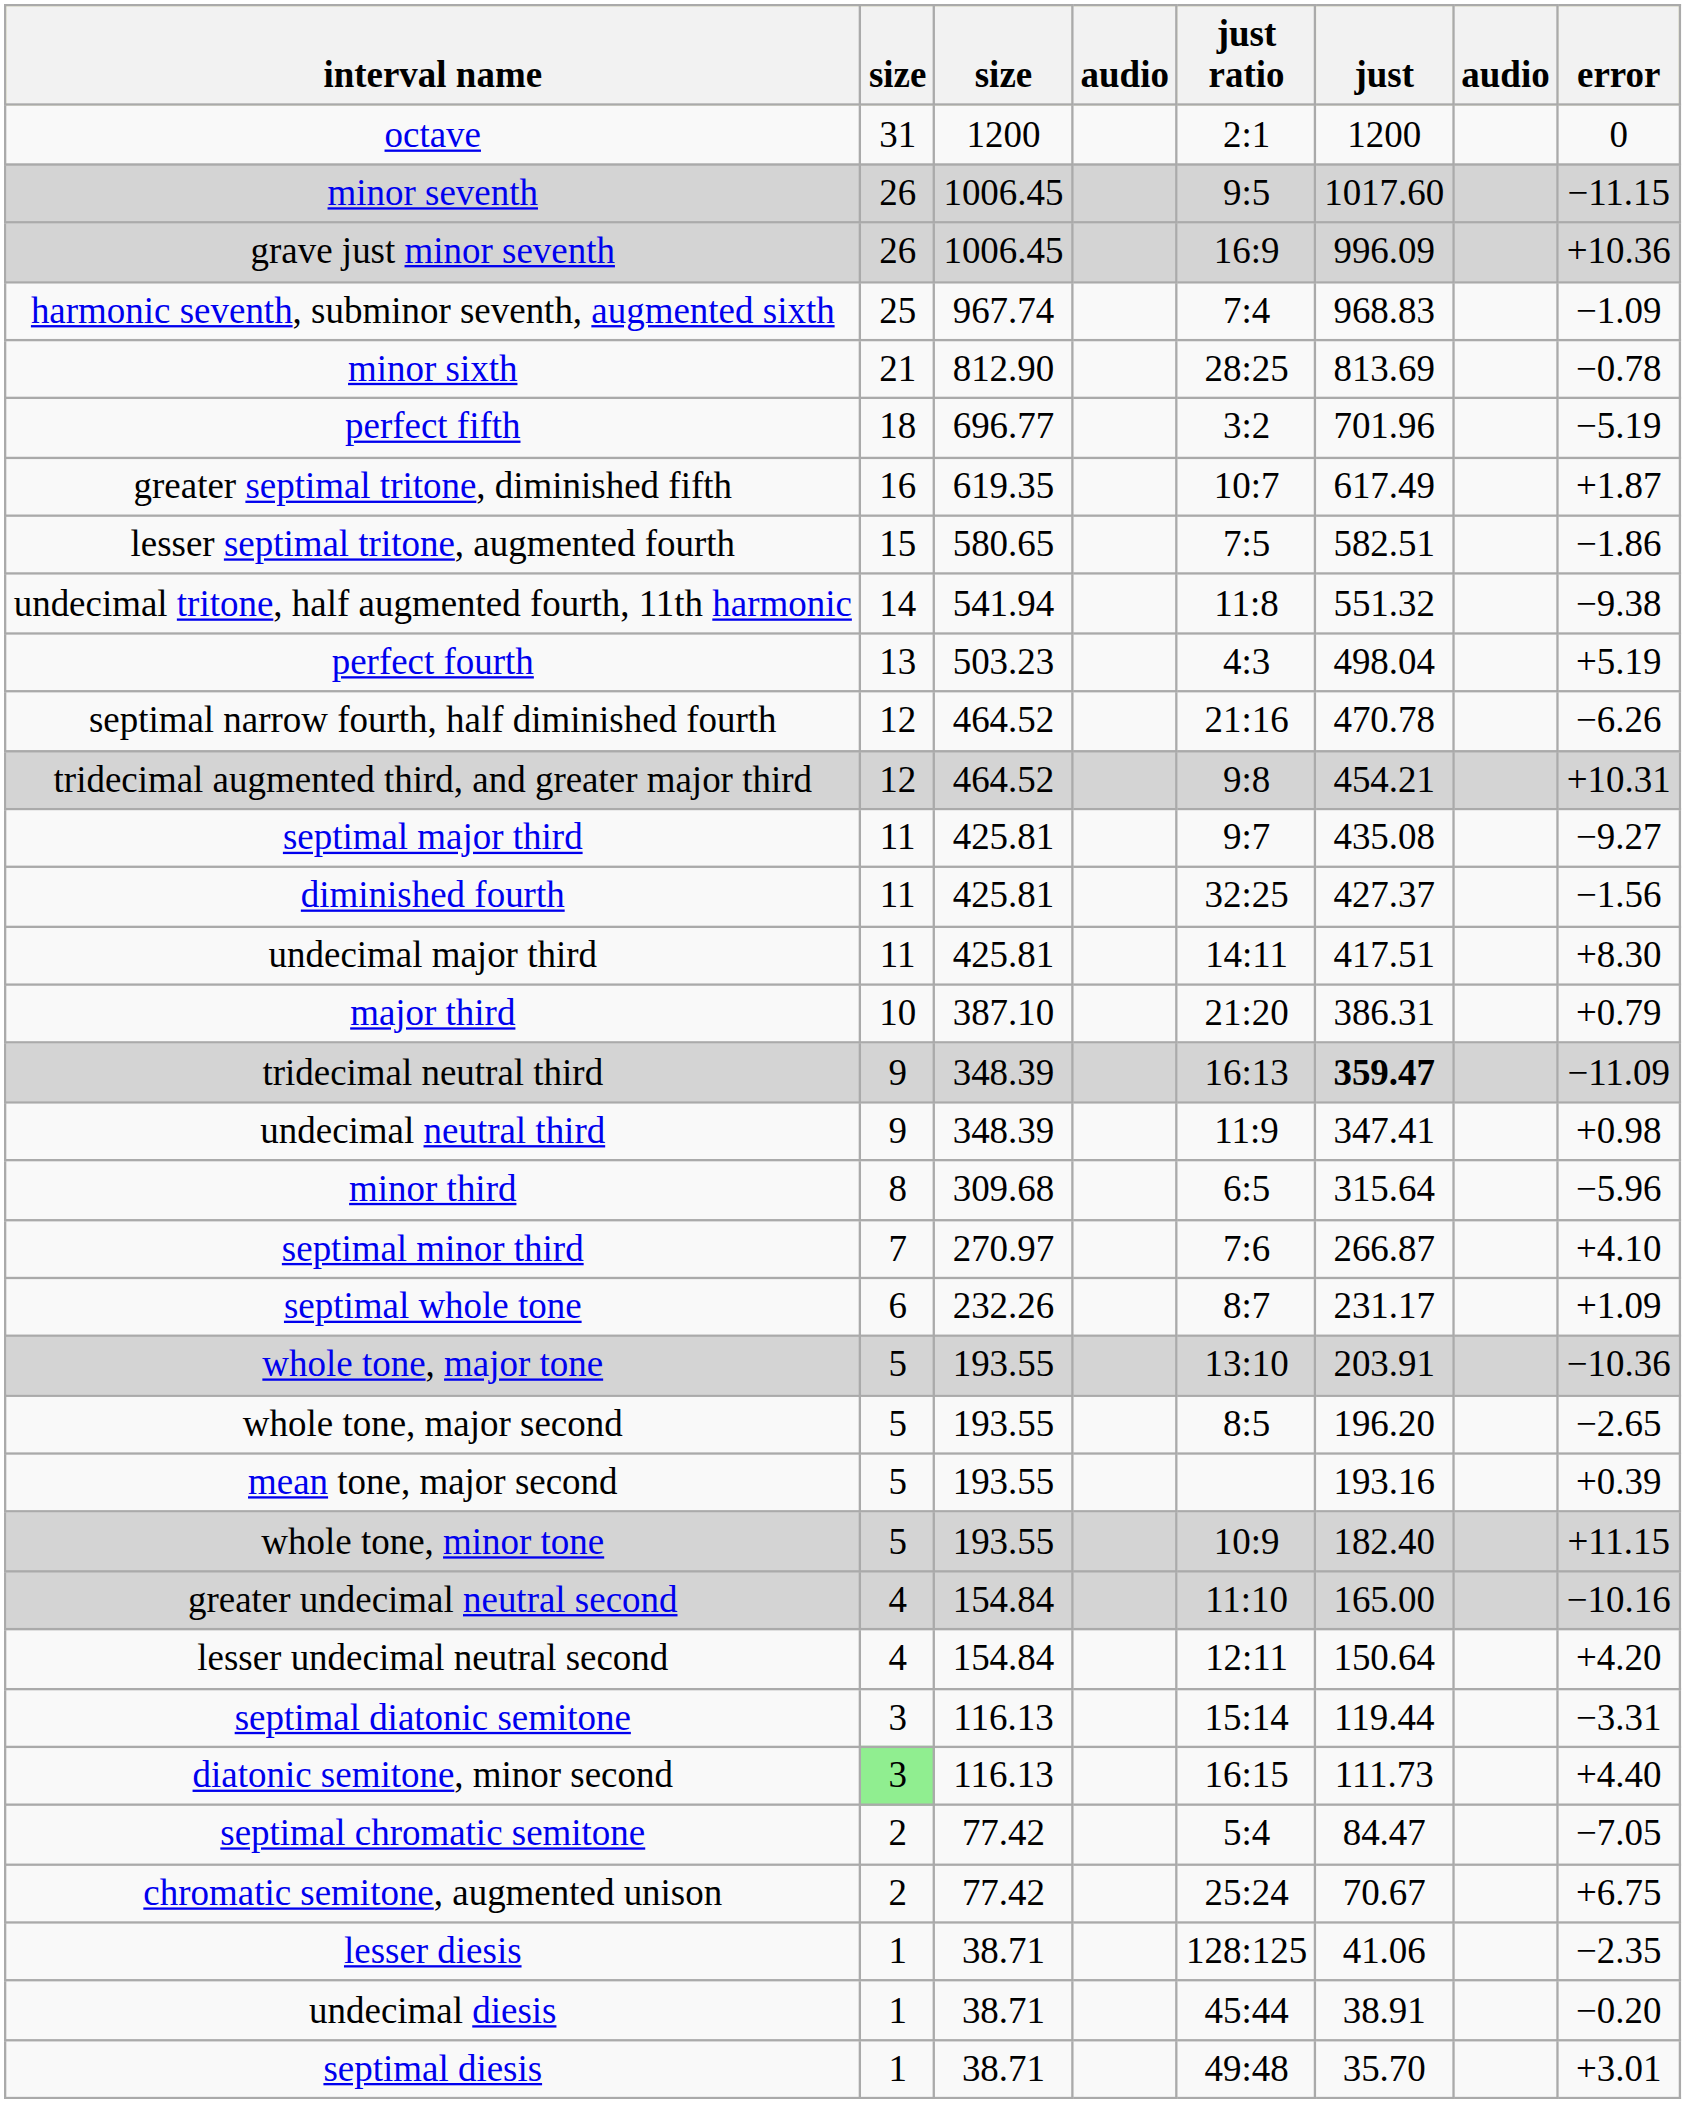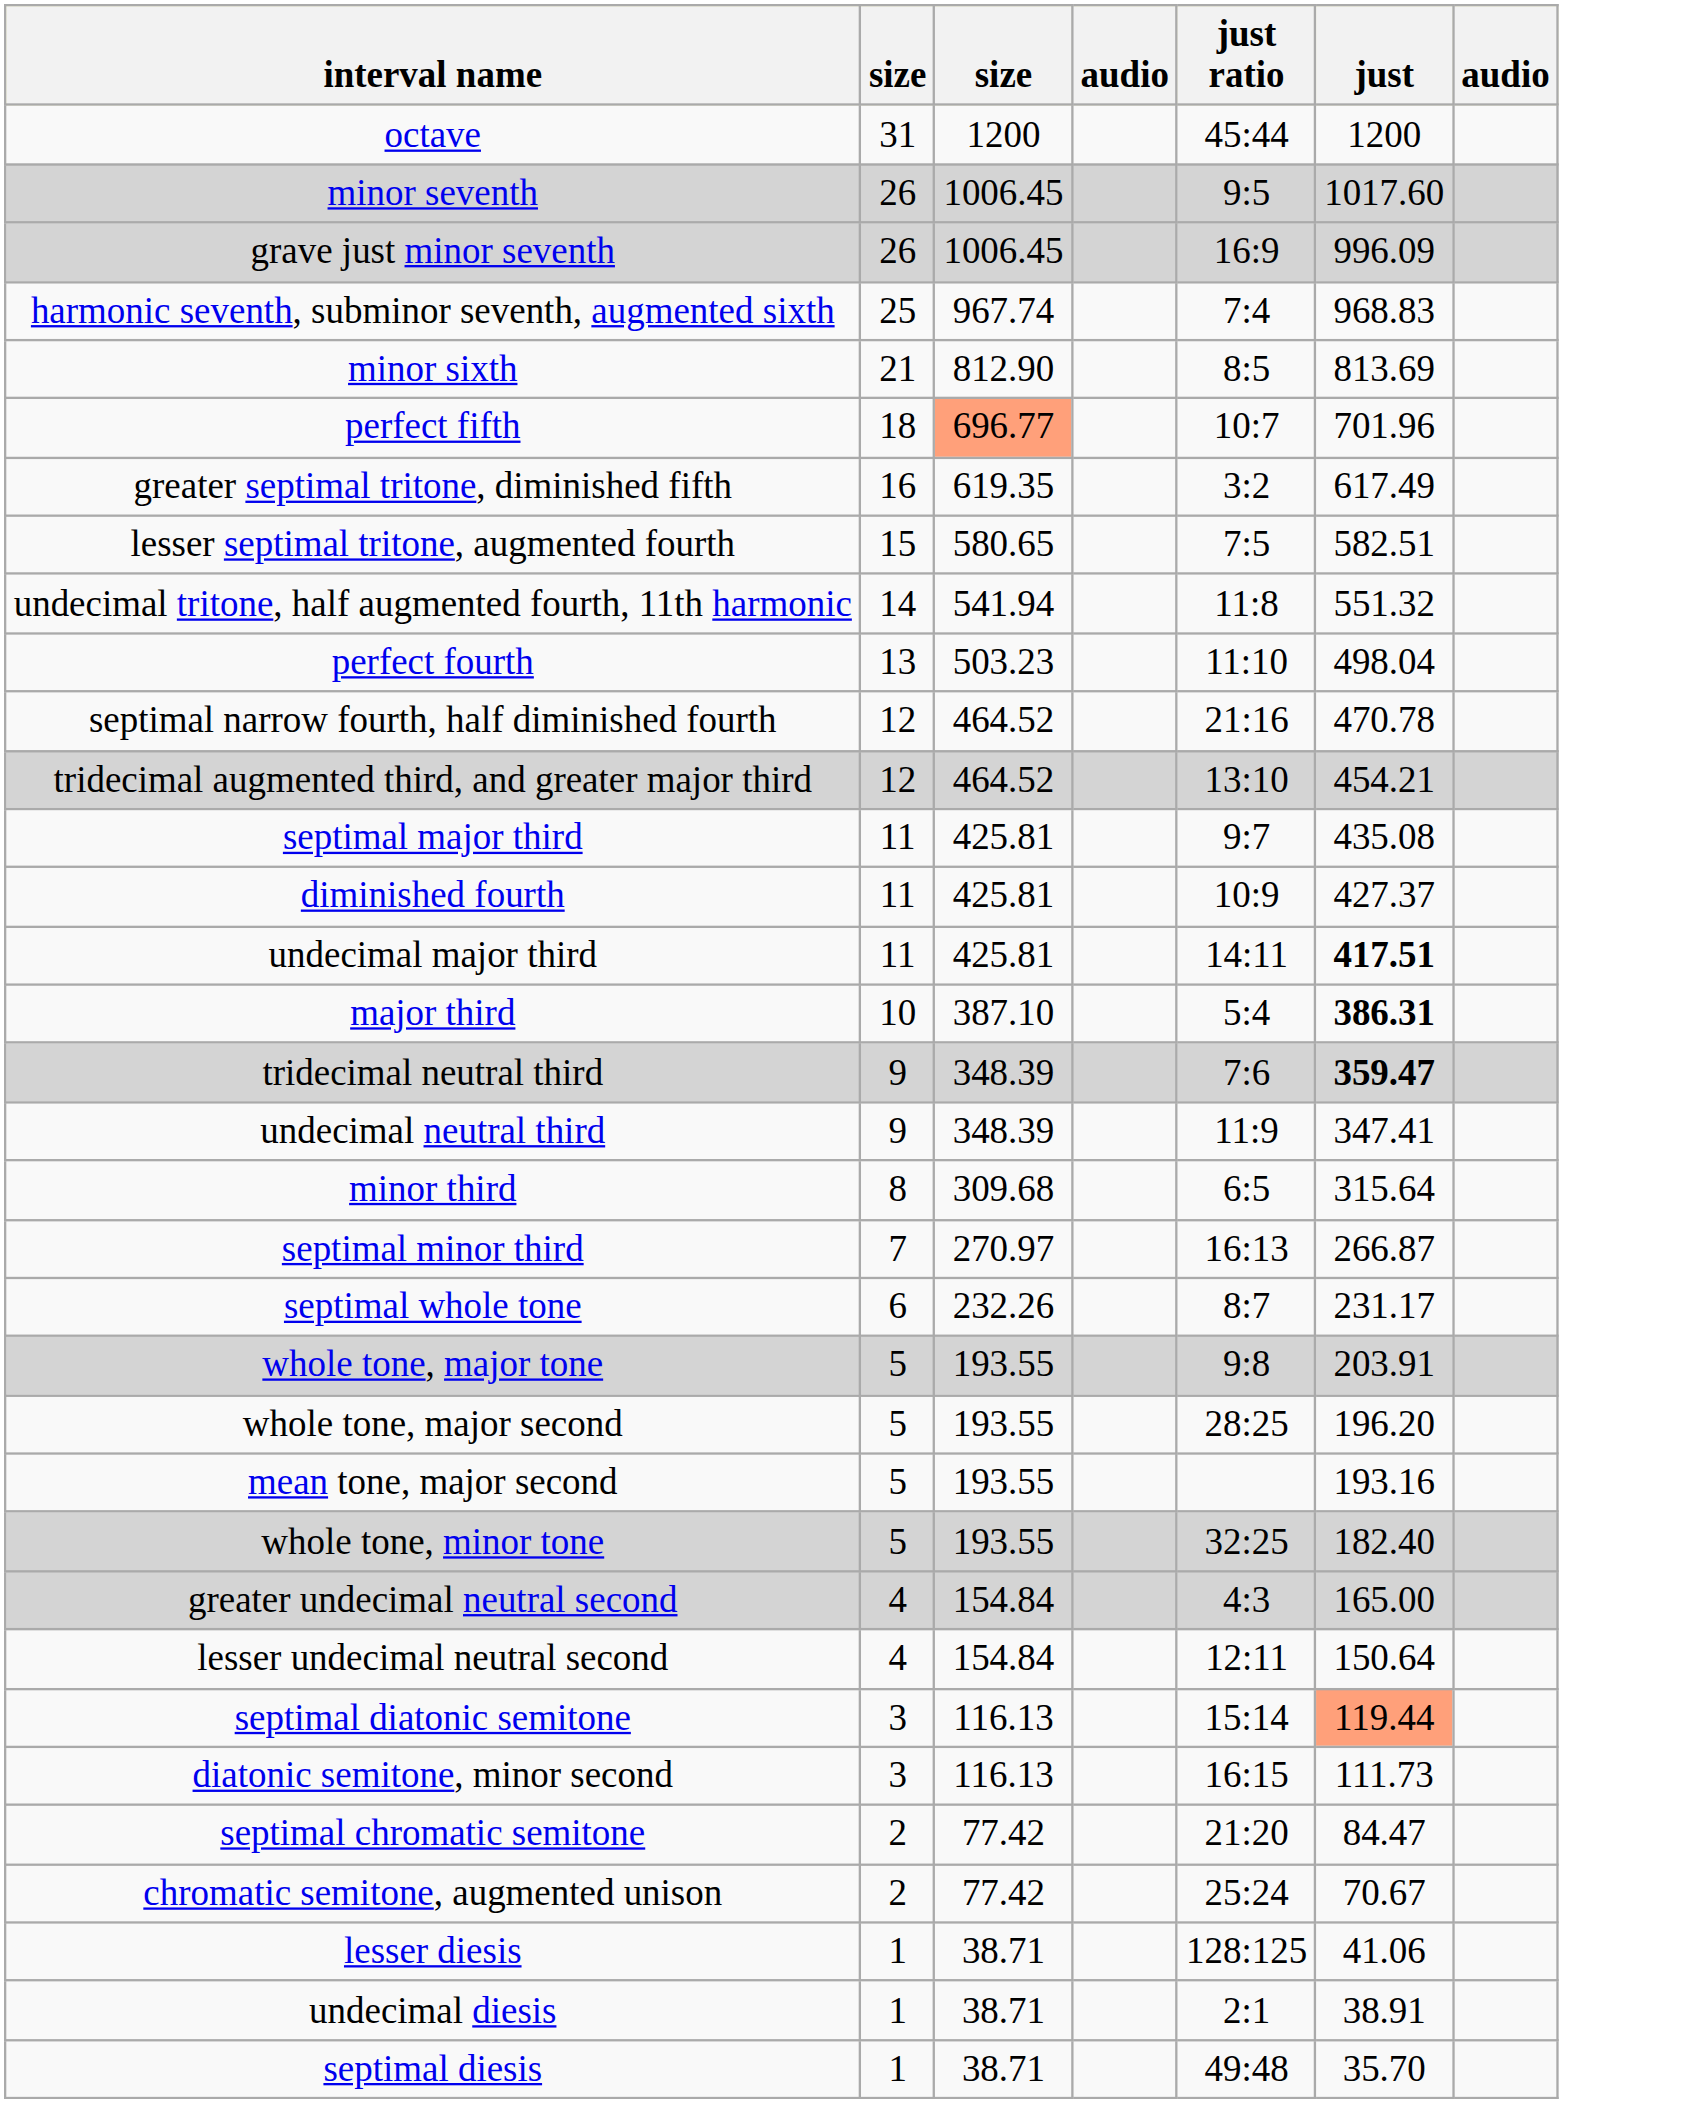- column: (1619, 75)
(1247, 134) 2:1 -> (1247, 134) 45:44
(1247, 368) 28:25 -> (1247, 368) 8:5
(1003, 427) no background -> (1003, 427) lightsalmon background
(1247, 427) 3:2 -> (1247, 427) 10:7
(1247, 485) 10:7 -> (1247, 485) 3:2
(1247, 661) 4:3 -> (1247, 661) 11:10
(1247, 778) 9:8 -> (1247, 778) 13:10
(1247, 896) 32:25 -> (1247, 896) 10:9
(1384, 954) normal -> (1384, 954) bold
(1247, 1013) 21:20 -> (1247, 1013) 5:4
(1384, 1013) normal -> (1384, 1013) bold
(1247, 1071) 16:13 -> (1247, 1071) 7:6
(1247, 1247) 7:6 -> (1247, 1247) 16:13
(1247, 1364) 13:10 -> (1247, 1364) 9:8
(1247, 1423) 8:5 -> (1247, 1423) 28:25
(1247, 1540) 10:9 -> (1247, 1540) 32:25
(1247, 1599) 11:10 -> (1247, 1599) 4:3
(1384, 1716) no background -> (1384, 1716) lightsalmon background
(898, 1775) lightgreen background -> (898, 1775) no background
(1247, 1833) 5:4 -> (1247, 1833) 21:20
(1247, 2009) 45:44 -> (1247, 2009) 2:1
